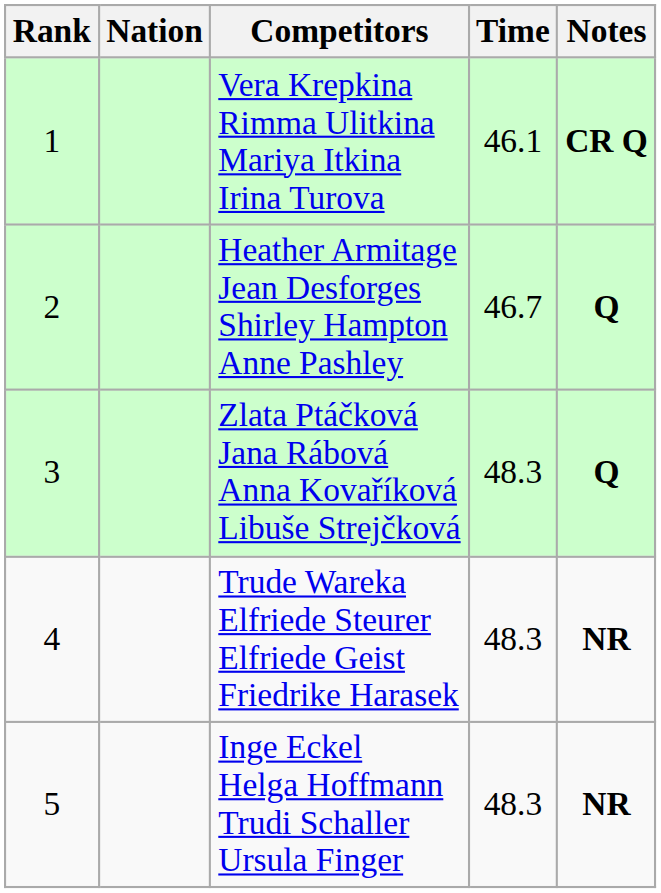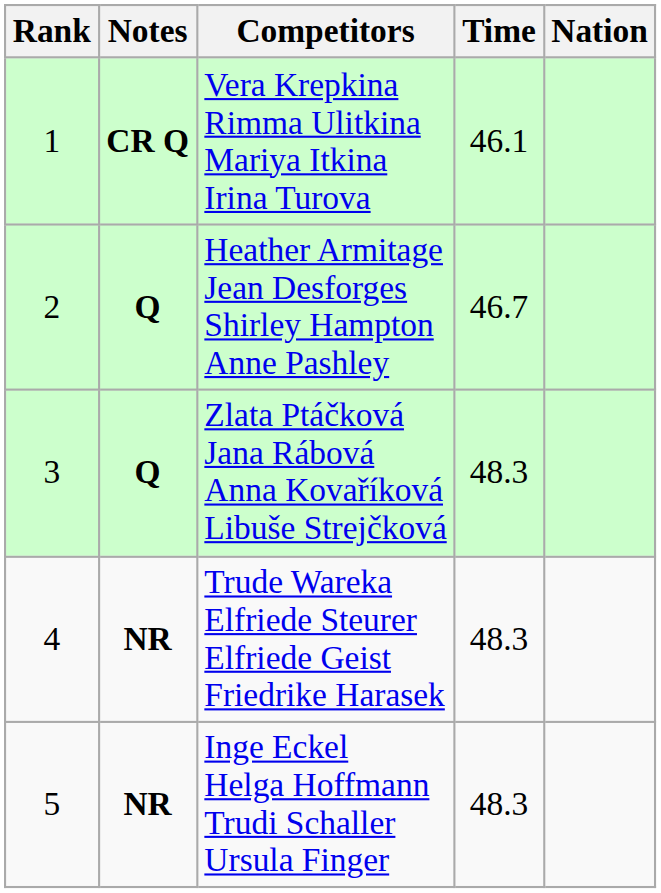columns swapped: (155, 31) <-> (607, 31)
